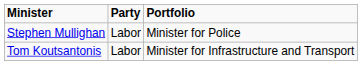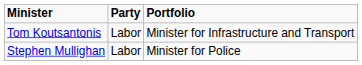rows swapped: (54, 51) <-> (56, 32)
